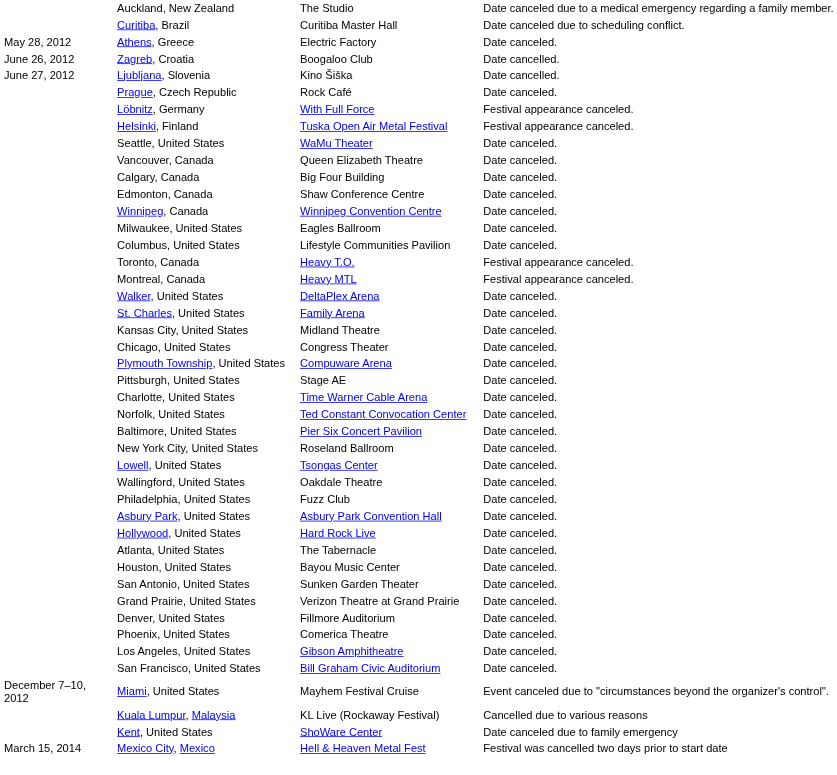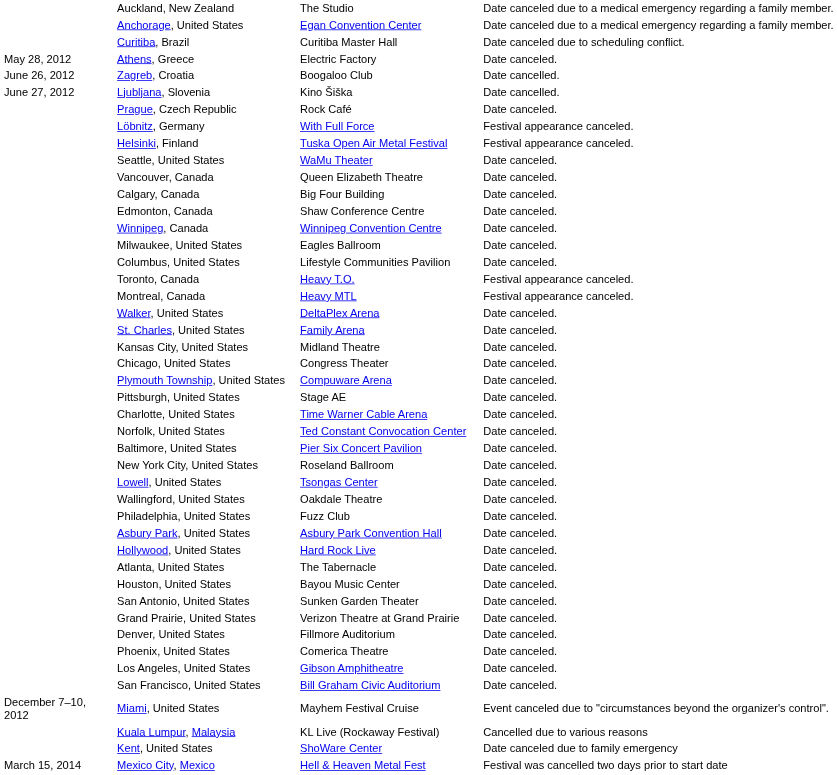+ row: (180, 25)
